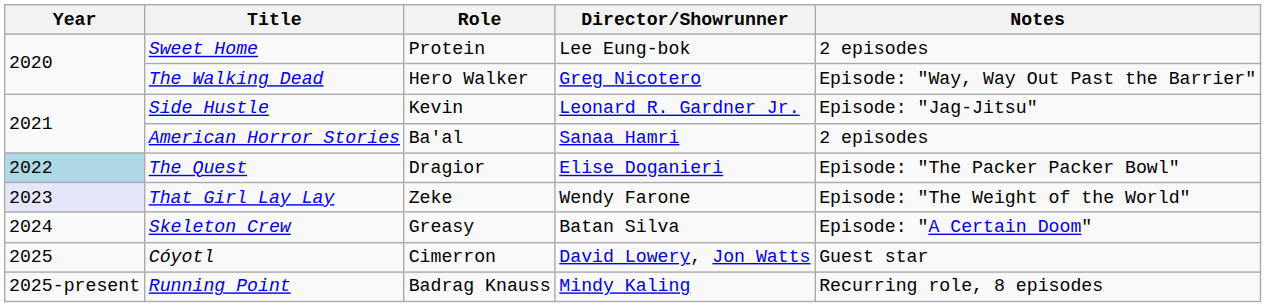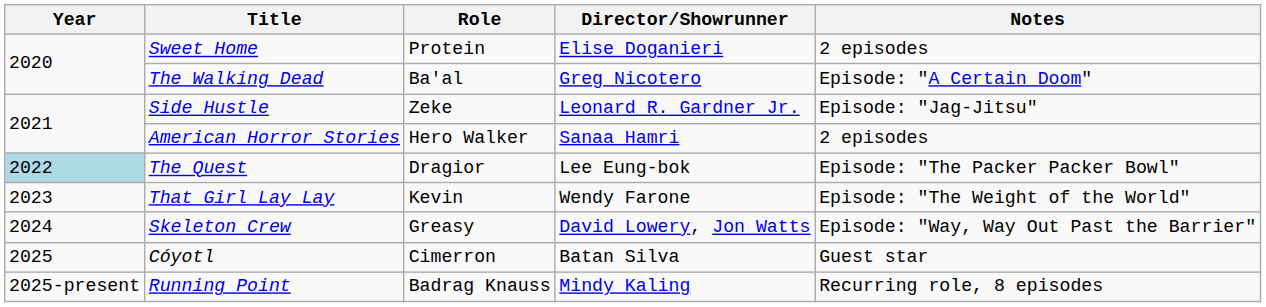(625, 49) Lee Eung-bok -> (641, 49) Elise Doganieri
(469, 79) Hero Walker -> (436, 79) Ba'al
(1038, 79) Episode: "Way, Way Out Past the Barrier" -> (956, 79) Episode: "A Certain Doom"
(436, 109) Kevin -> (430, 109) Zeke
(436, 138) Ba'al -> (469, 138) Hero Walker
(641, 168) Elise Doganieri -> (625, 168) Lee Eung-bok
(31, 198) lavender background -> (31, 198) no background
(430, 198) Zeke -> (436, 198) Kevin
(619, 227) Batan Silva -> (685, 227) David Lowery, Jon Watts
(956, 227) Episode: "A Certain Doom" -> (1038, 227) Episode: "Way, Way Out Past the Barrier"
(685, 257) David Lowery, Jon Watts -> (619, 257) Batan Silva
